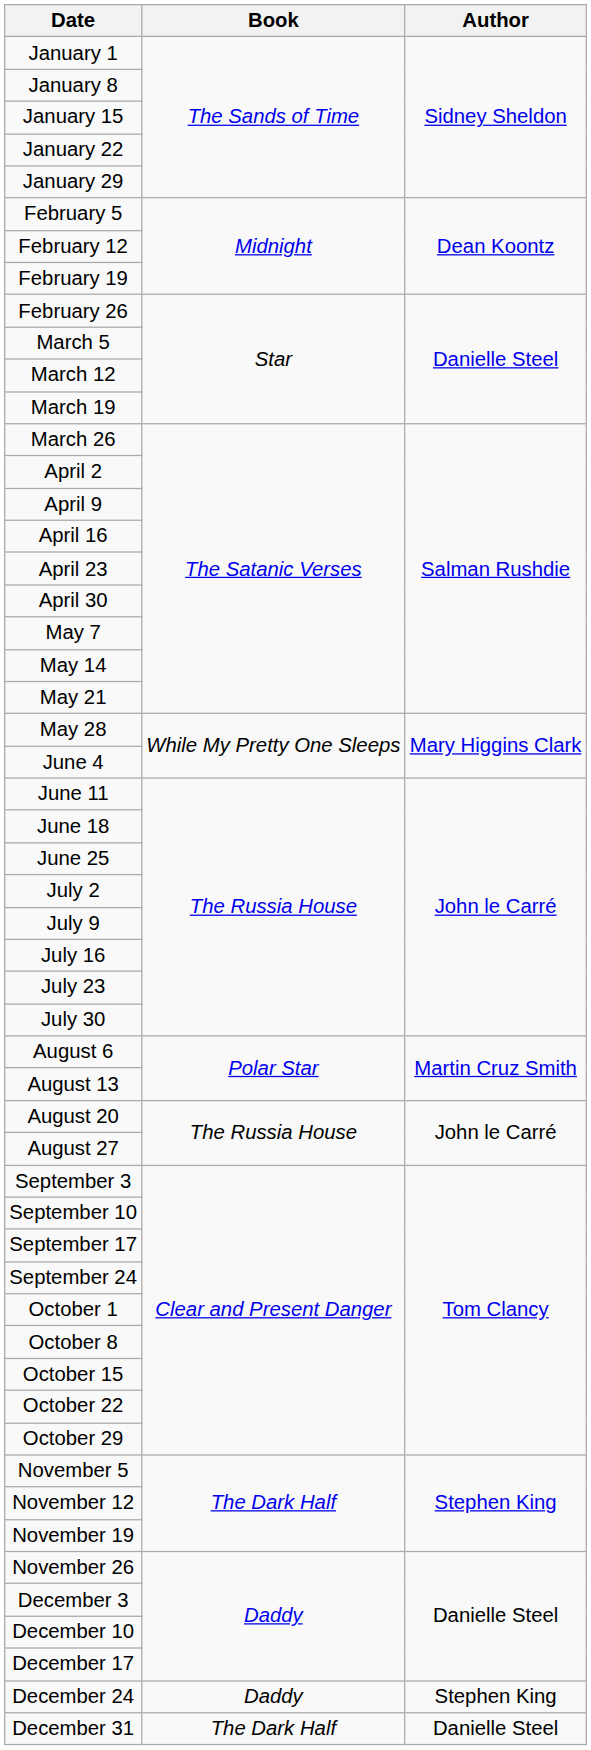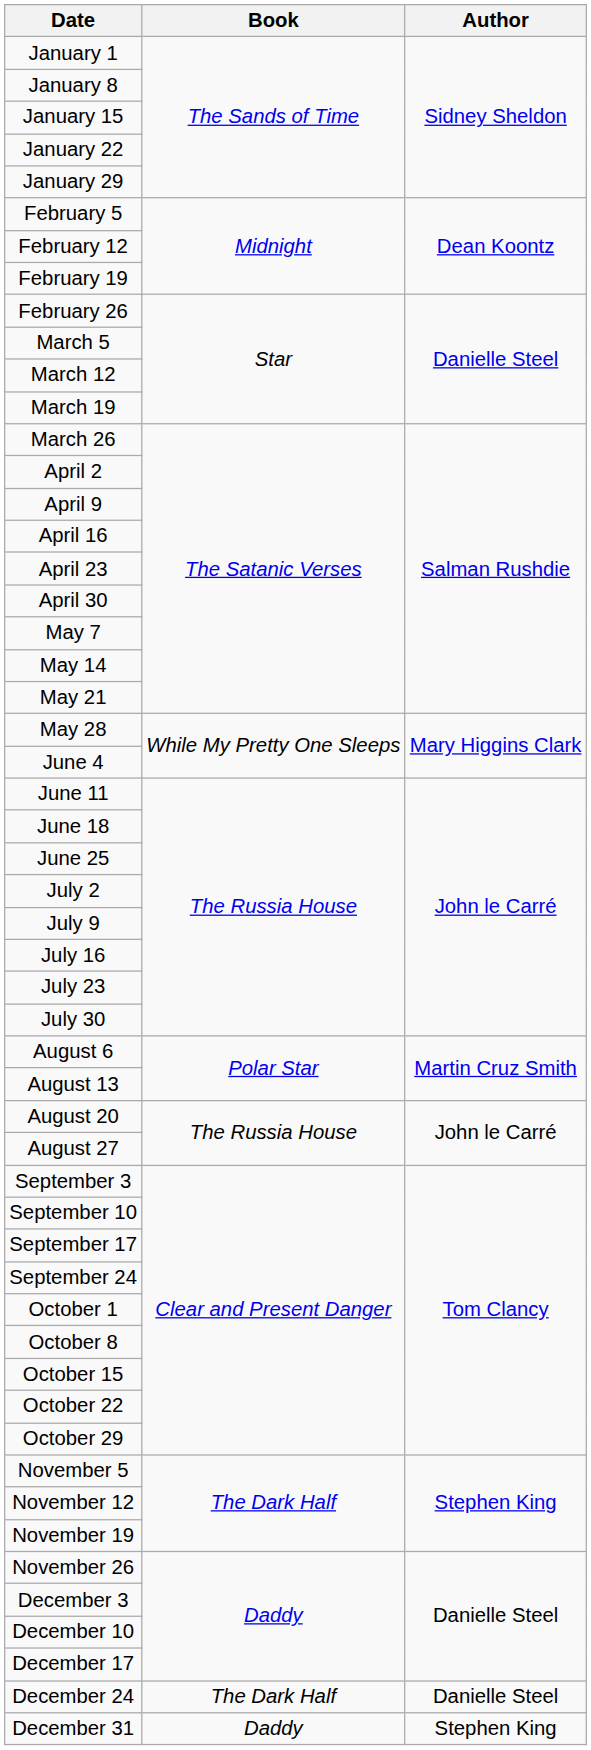(273, 1696) Daddy -> (273, 1696) The Dark Half
(496, 1696) Stephen King -> (496, 1696) Danielle Steel
(273, 1728) The Dark Half -> (273, 1728) Daddy
(496, 1728) Danielle Steel -> (496, 1728) Stephen King
